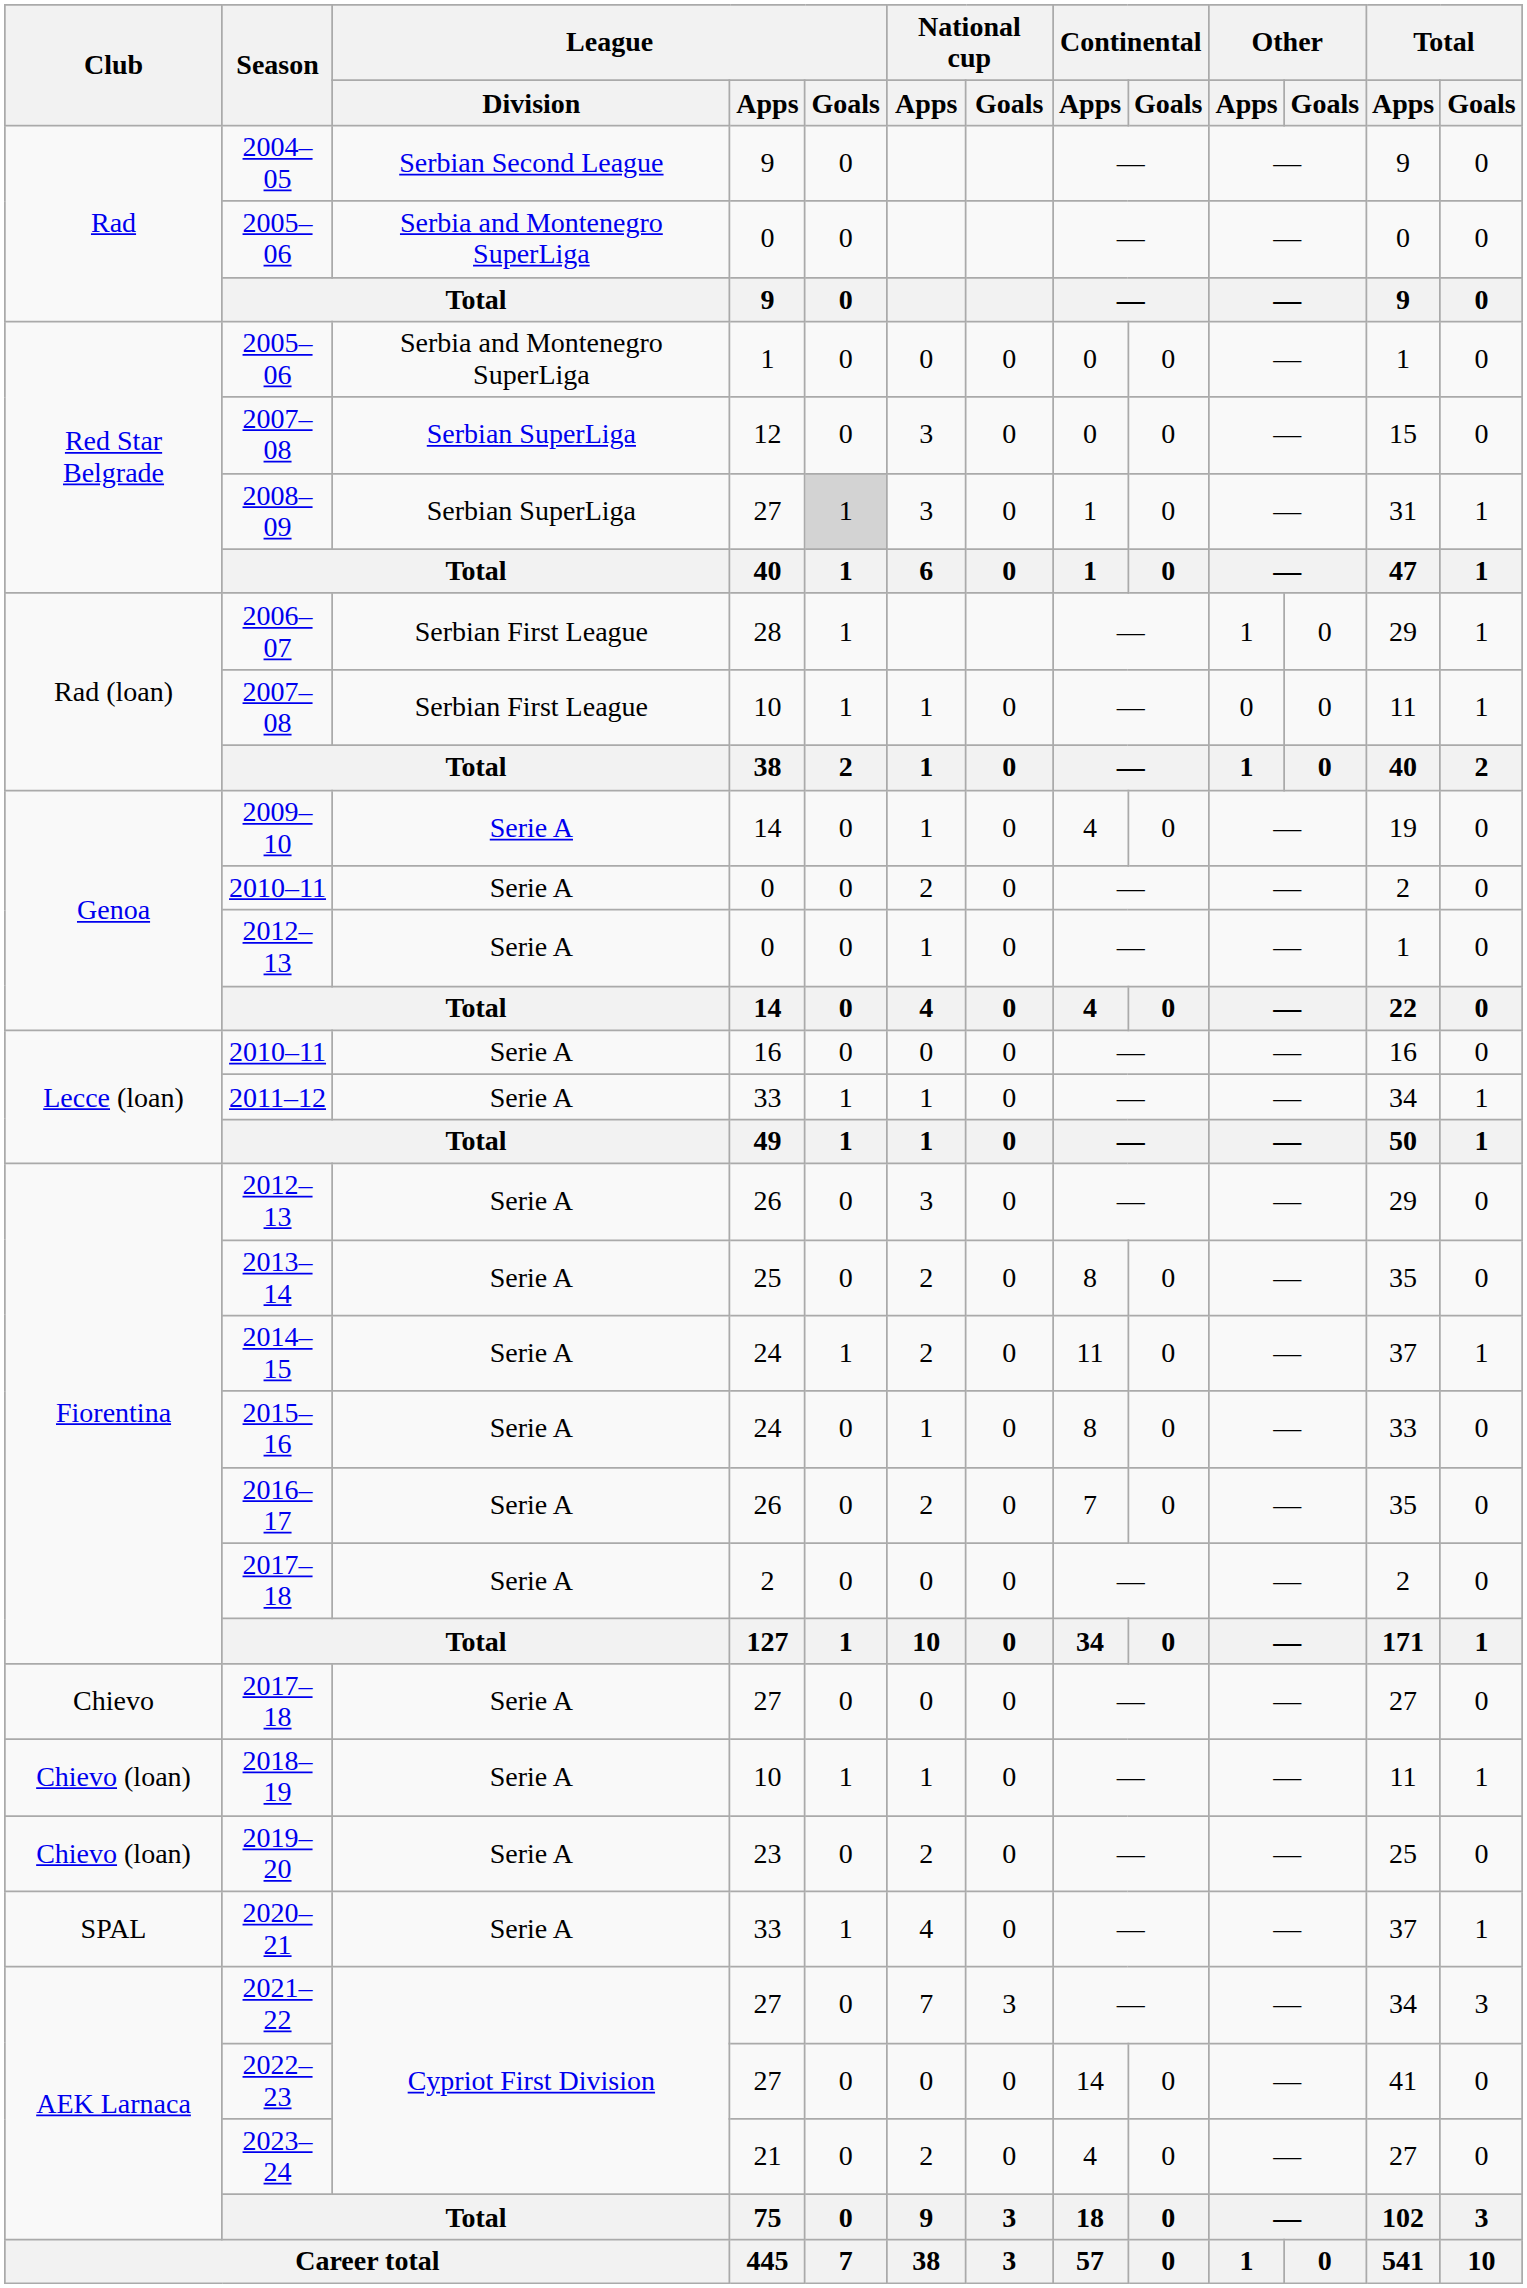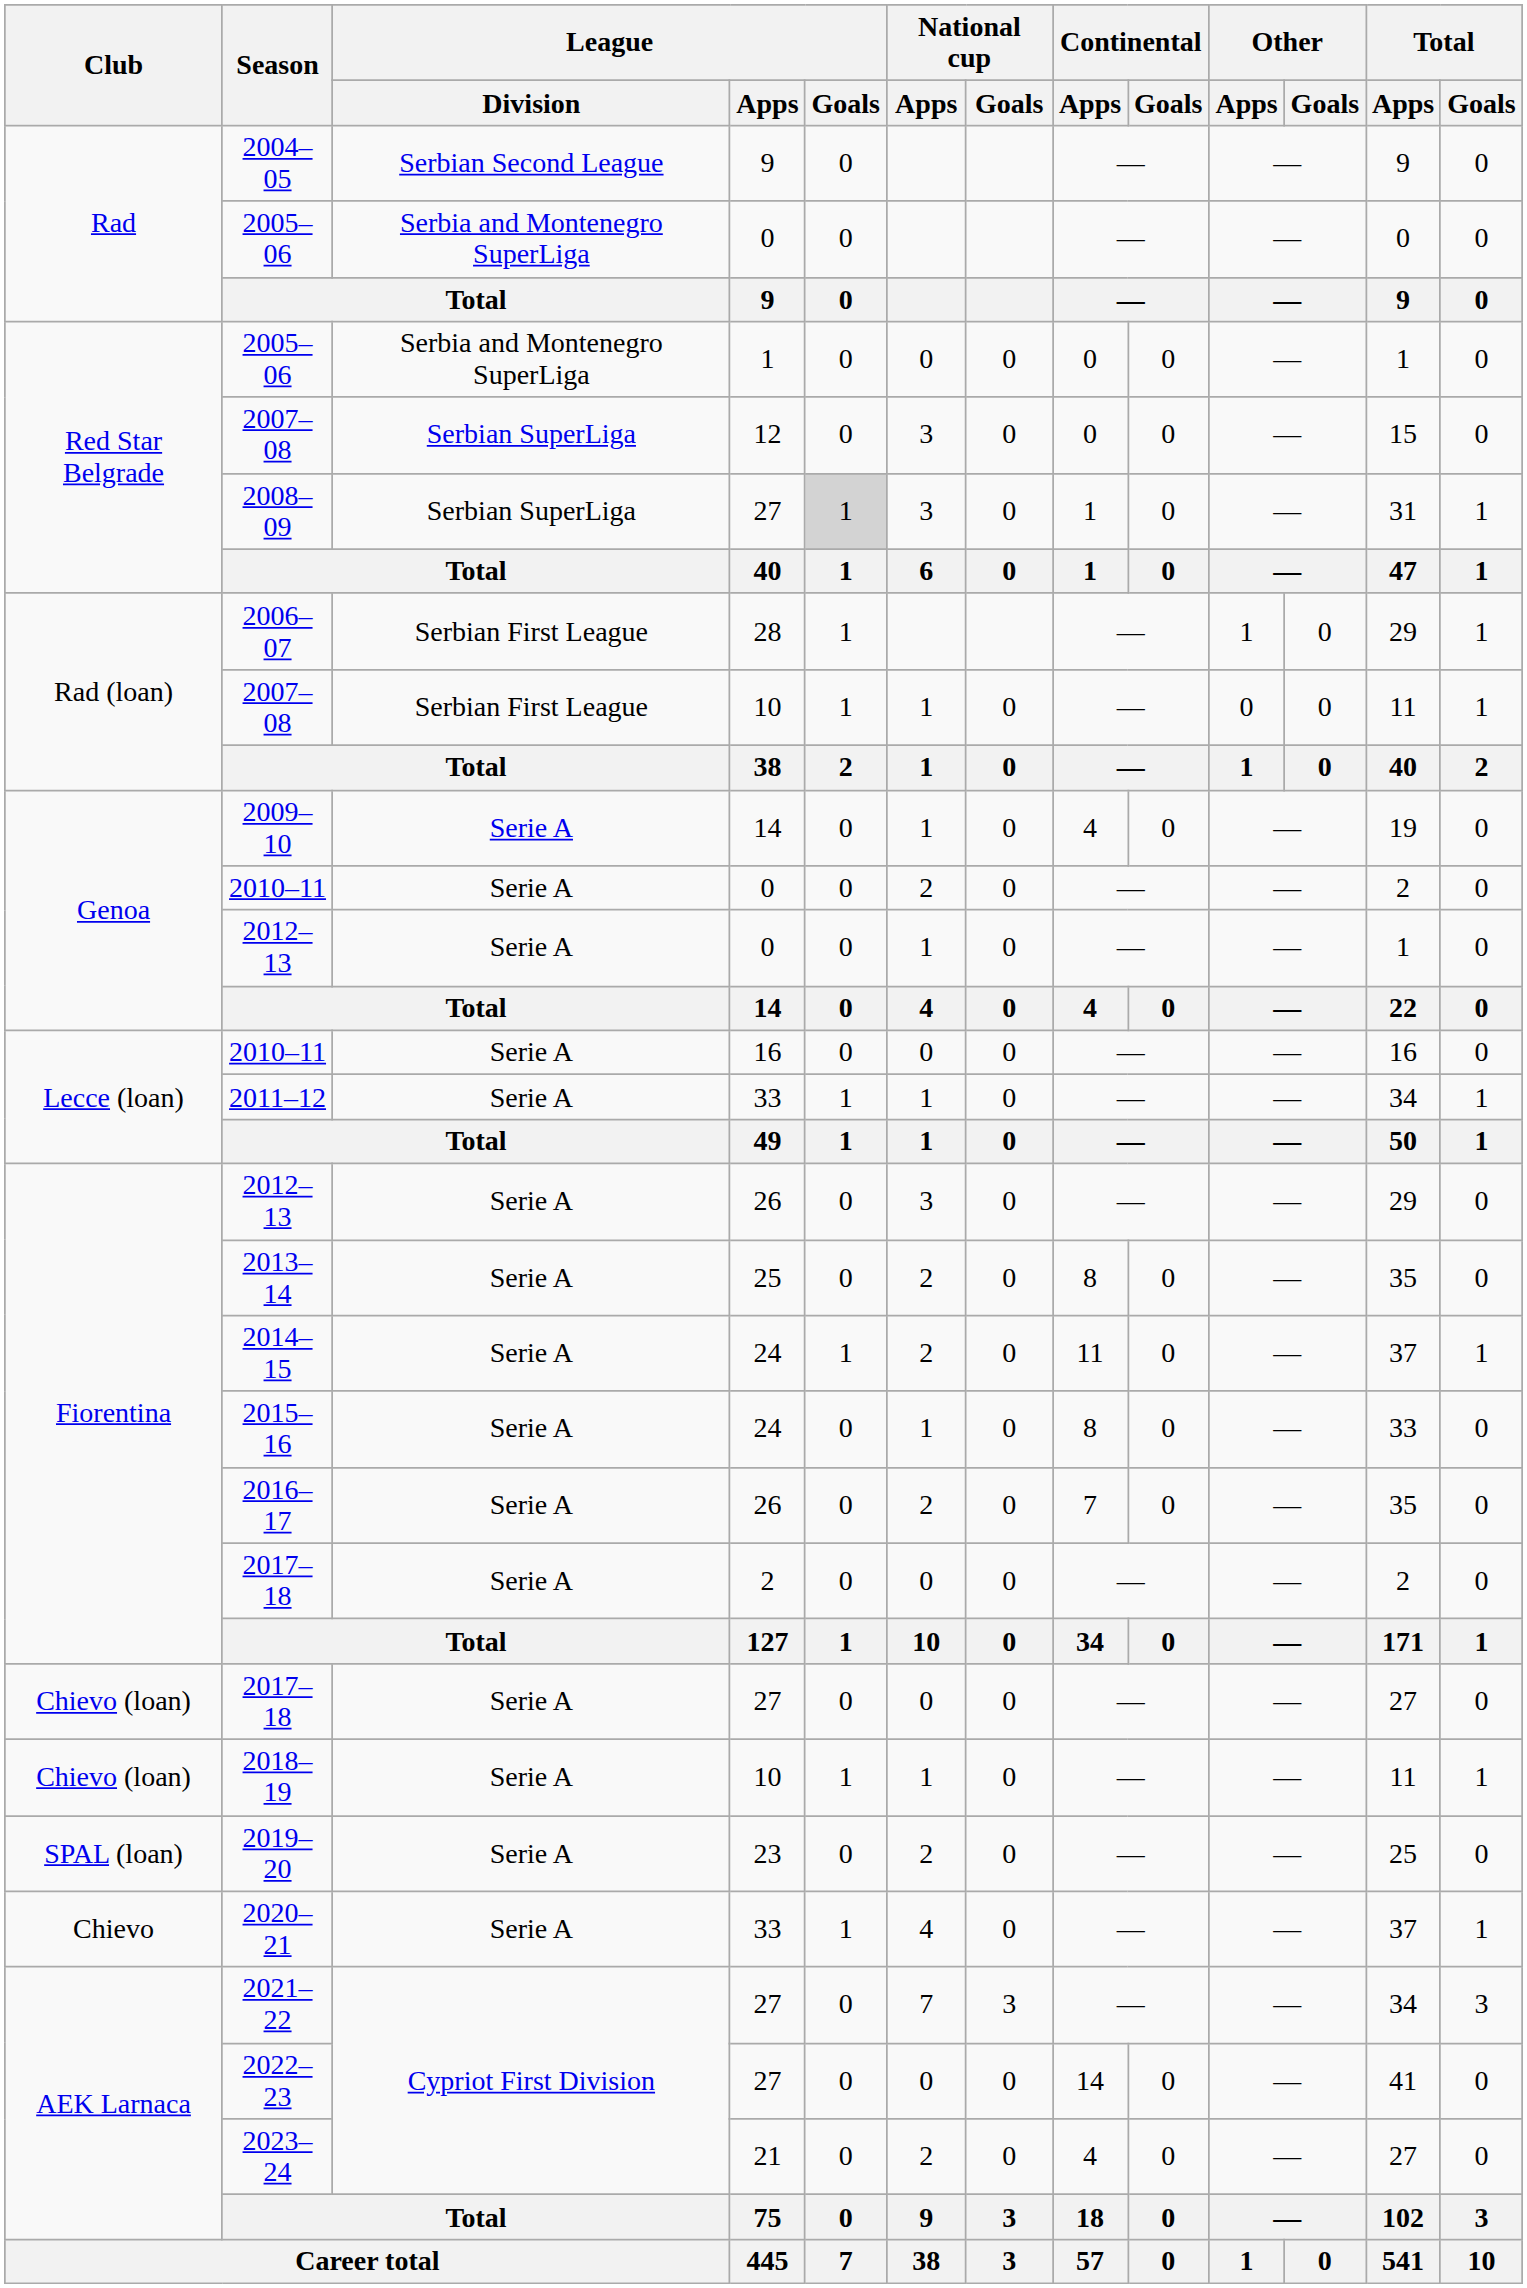(114, 1701) Chievo -> (114, 1701) Chievo (loan)
(114, 1852) Chievo (loan) -> (114, 1852) SPAL (loan)
(114, 1928) SPAL -> (114, 1928) Chievo
